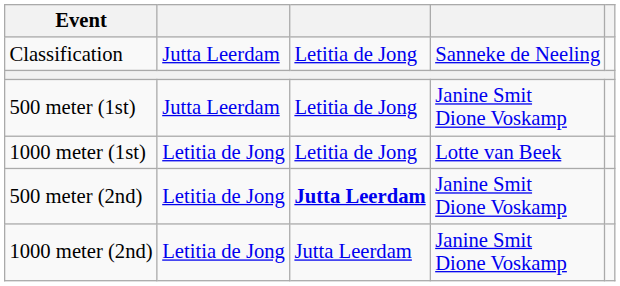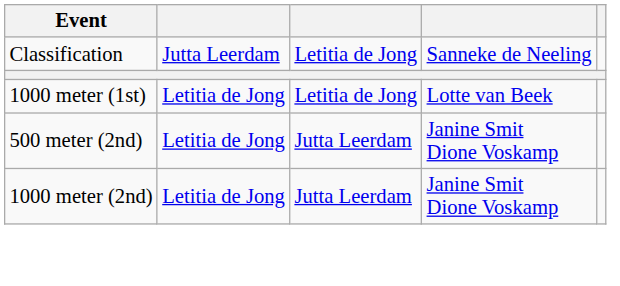- row: (72, 107)
(360, 196) bold -> (353, 140) normal
